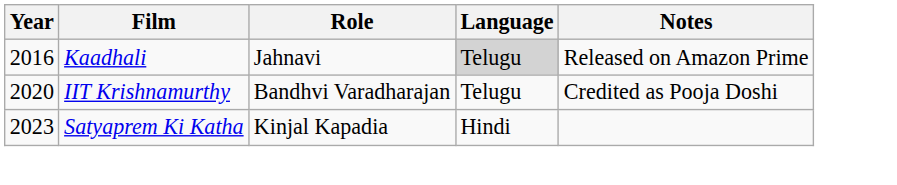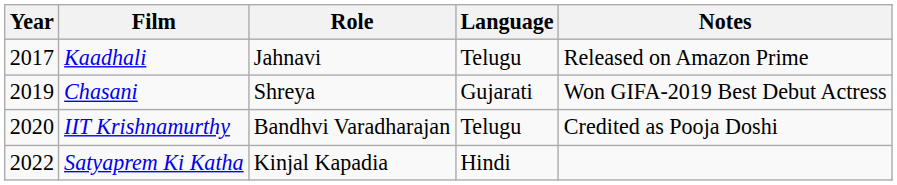(32, 57) 2016 -> (32, 57) 2017
(491, 57) lightgrey background -> (491, 57) no background
+ row: (101, 92)
(32, 127) 2023 -> (32, 162) 2022
